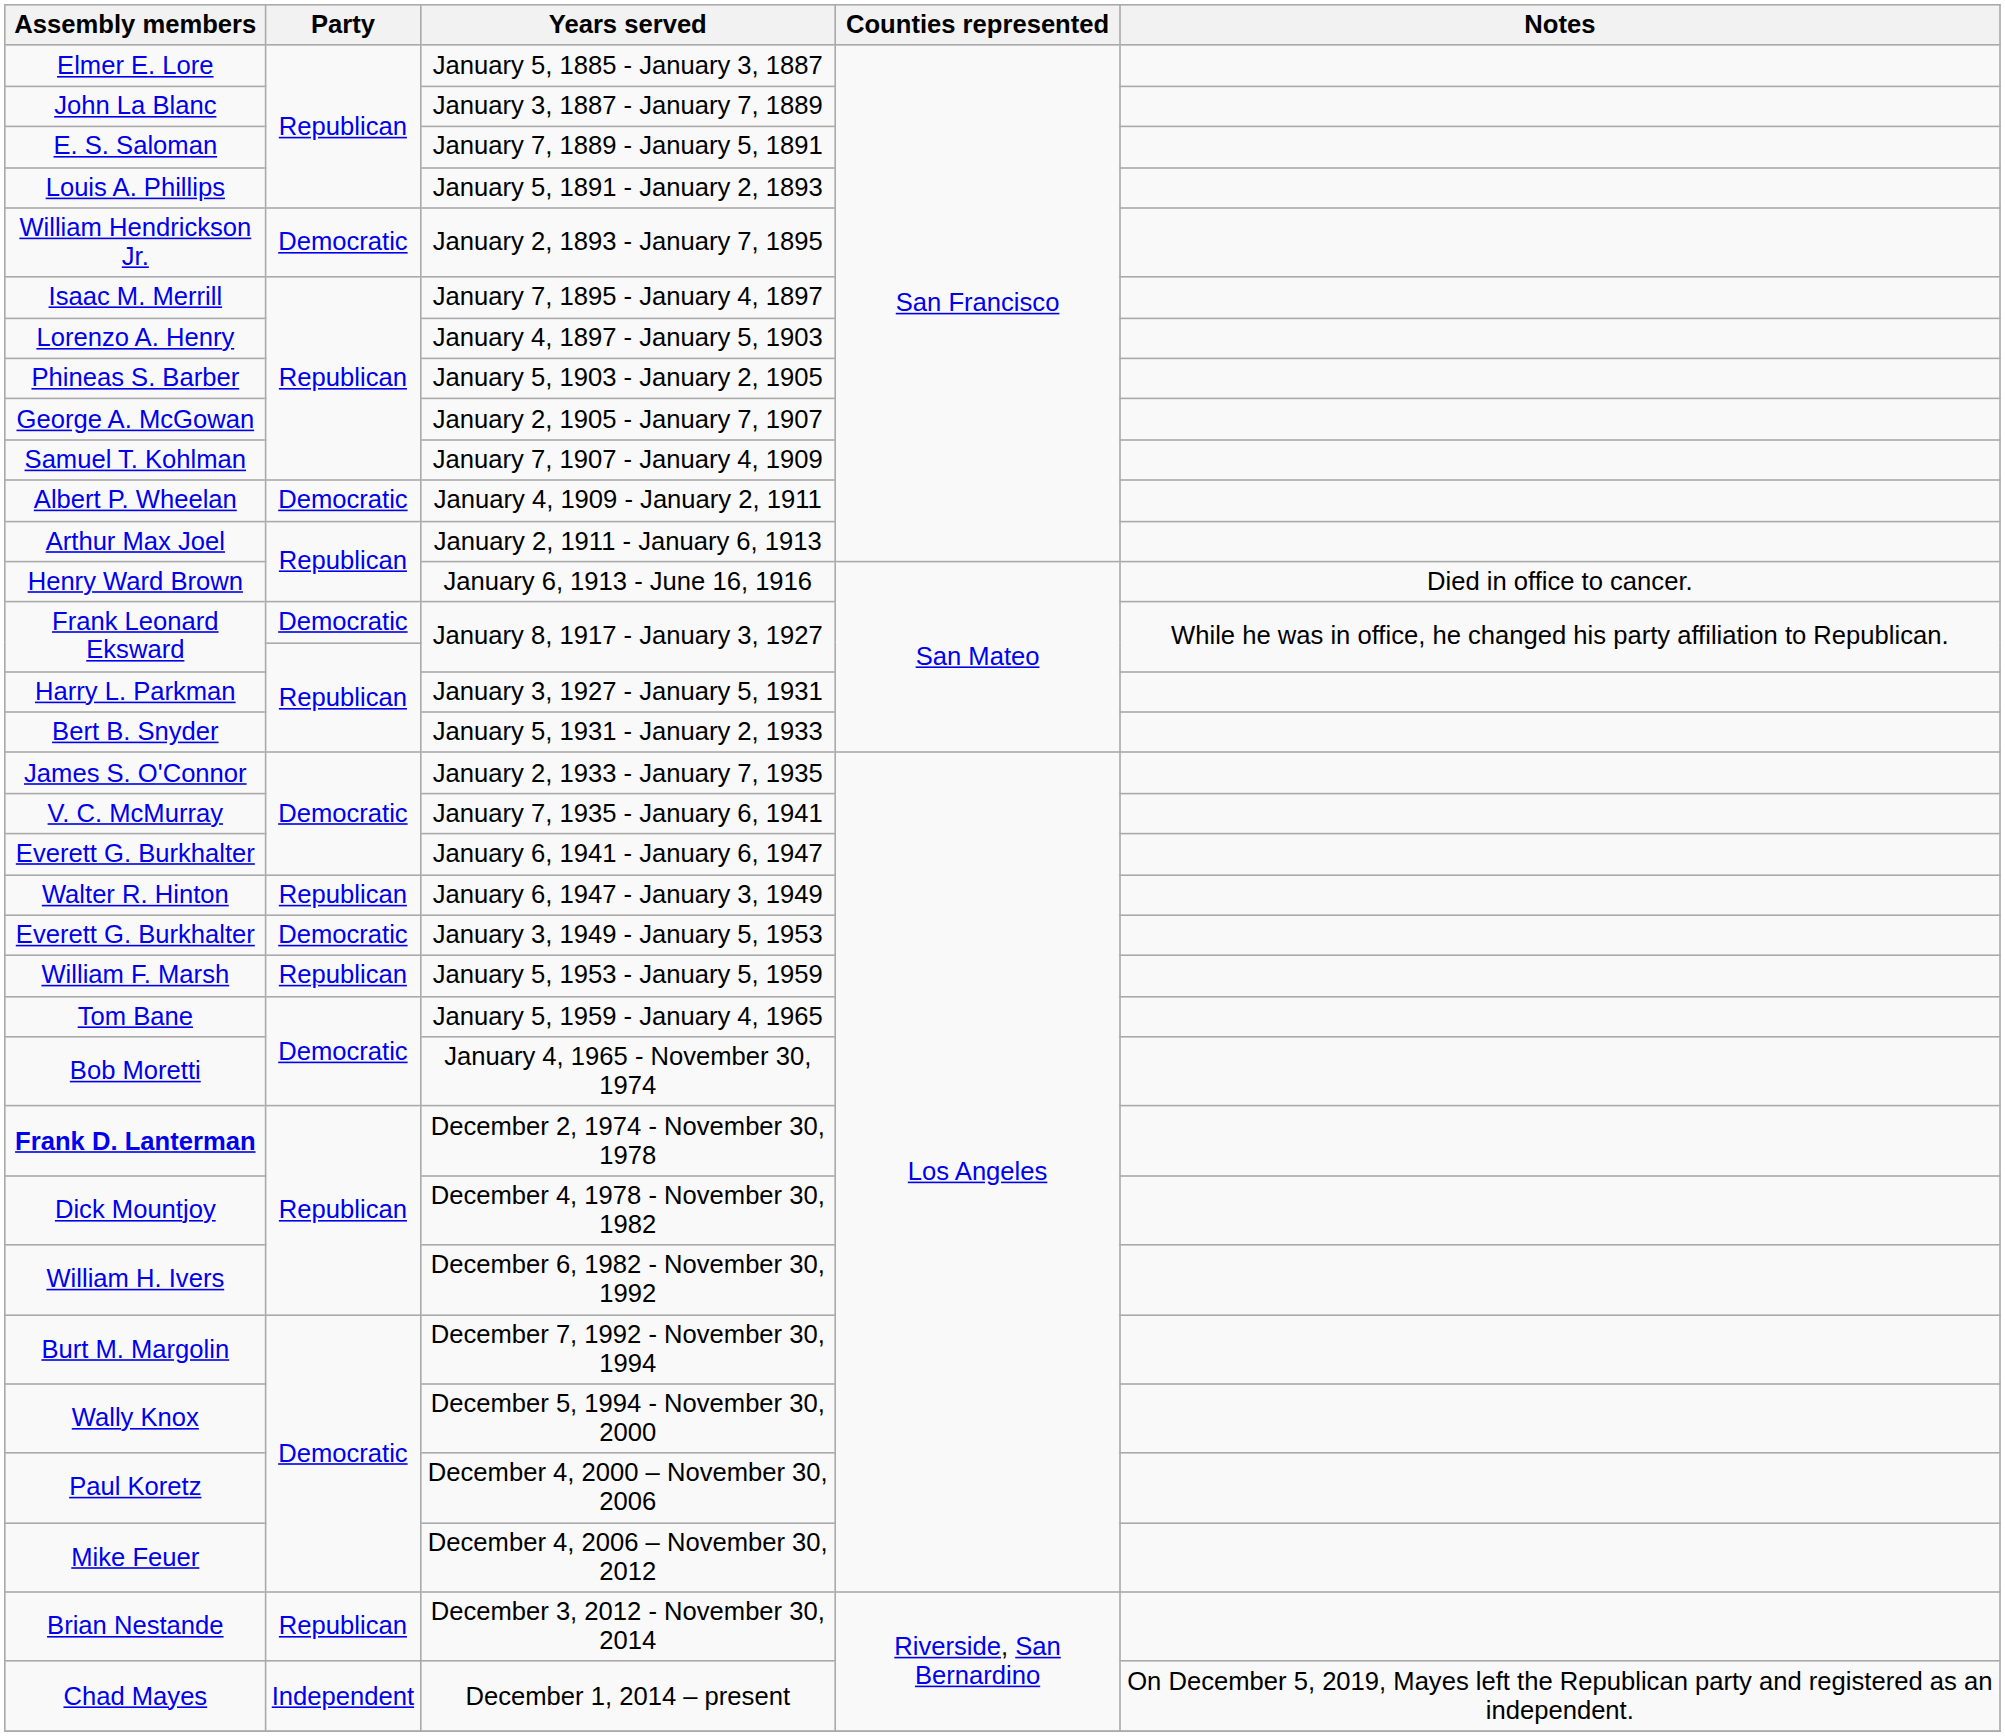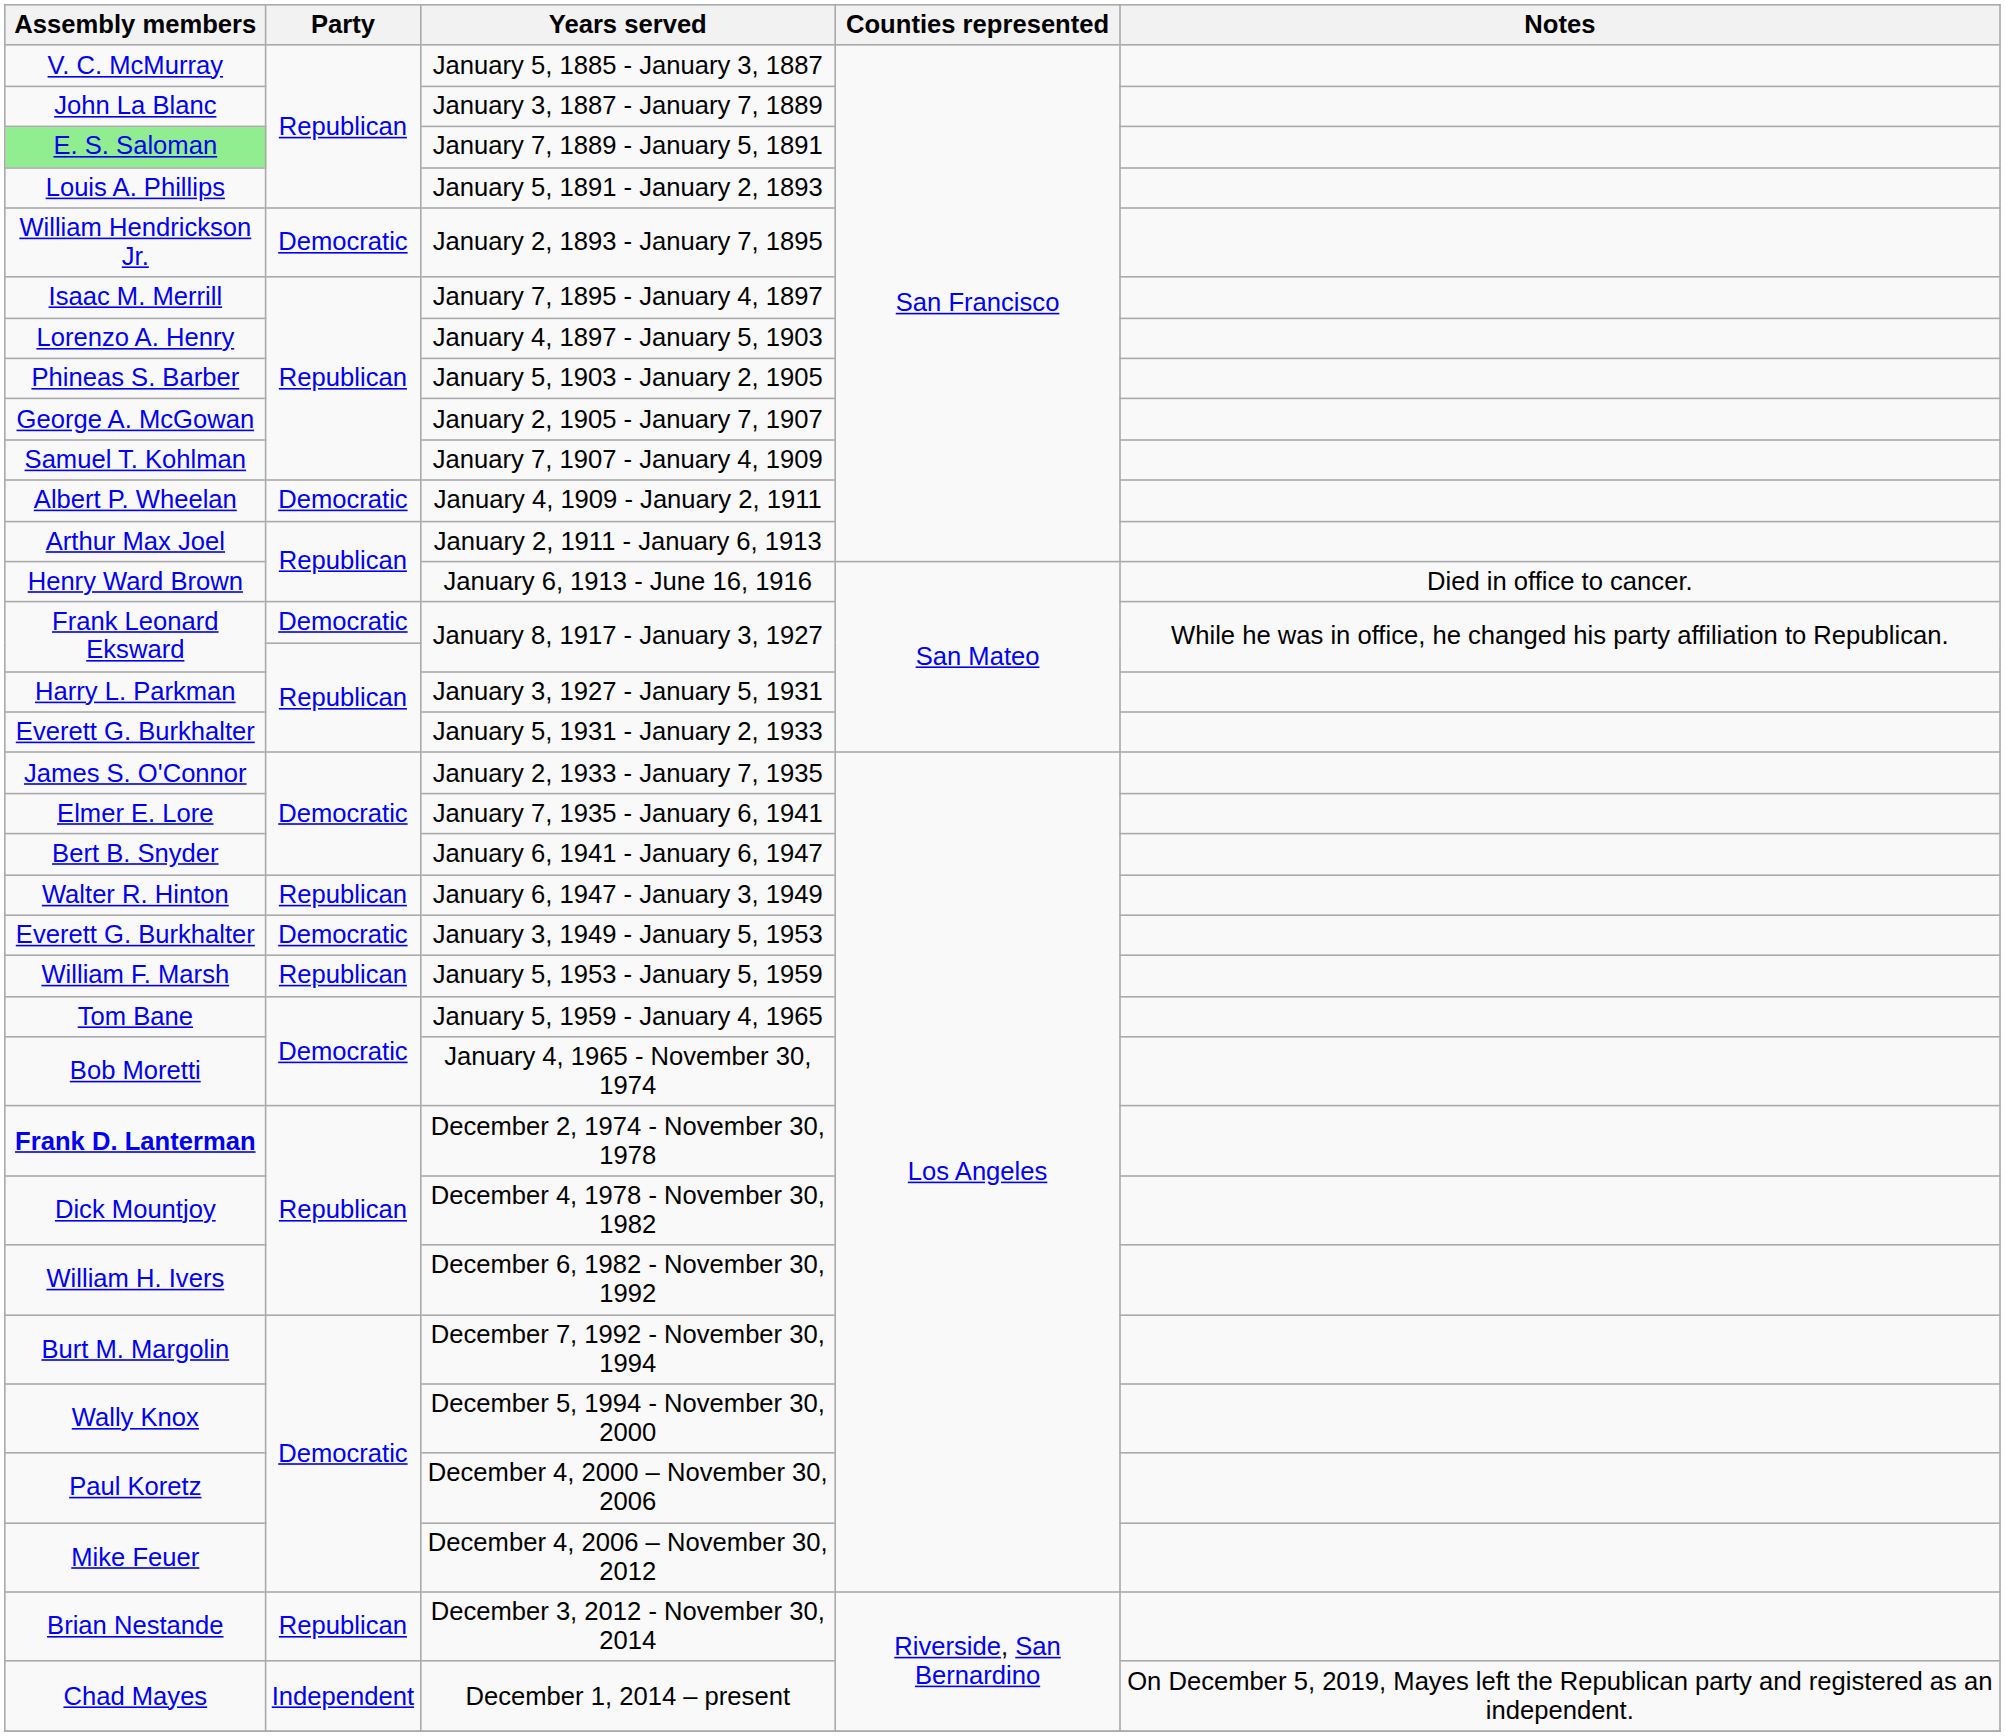(135, 65) Elmer E. Lore -> (135, 65) V. C. McMurray
(135, 146) no background -> (135, 146) lightgreen background
(135, 732) Bert B. Snyder -> (135, 732) Everett G. Burkhalter
(135, 813) V. C. McMurray -> (135, 813) Elmer E. Lore
(135, 853) Everett G. Burkhalter -> (135, 853) Bert B. Snyder
